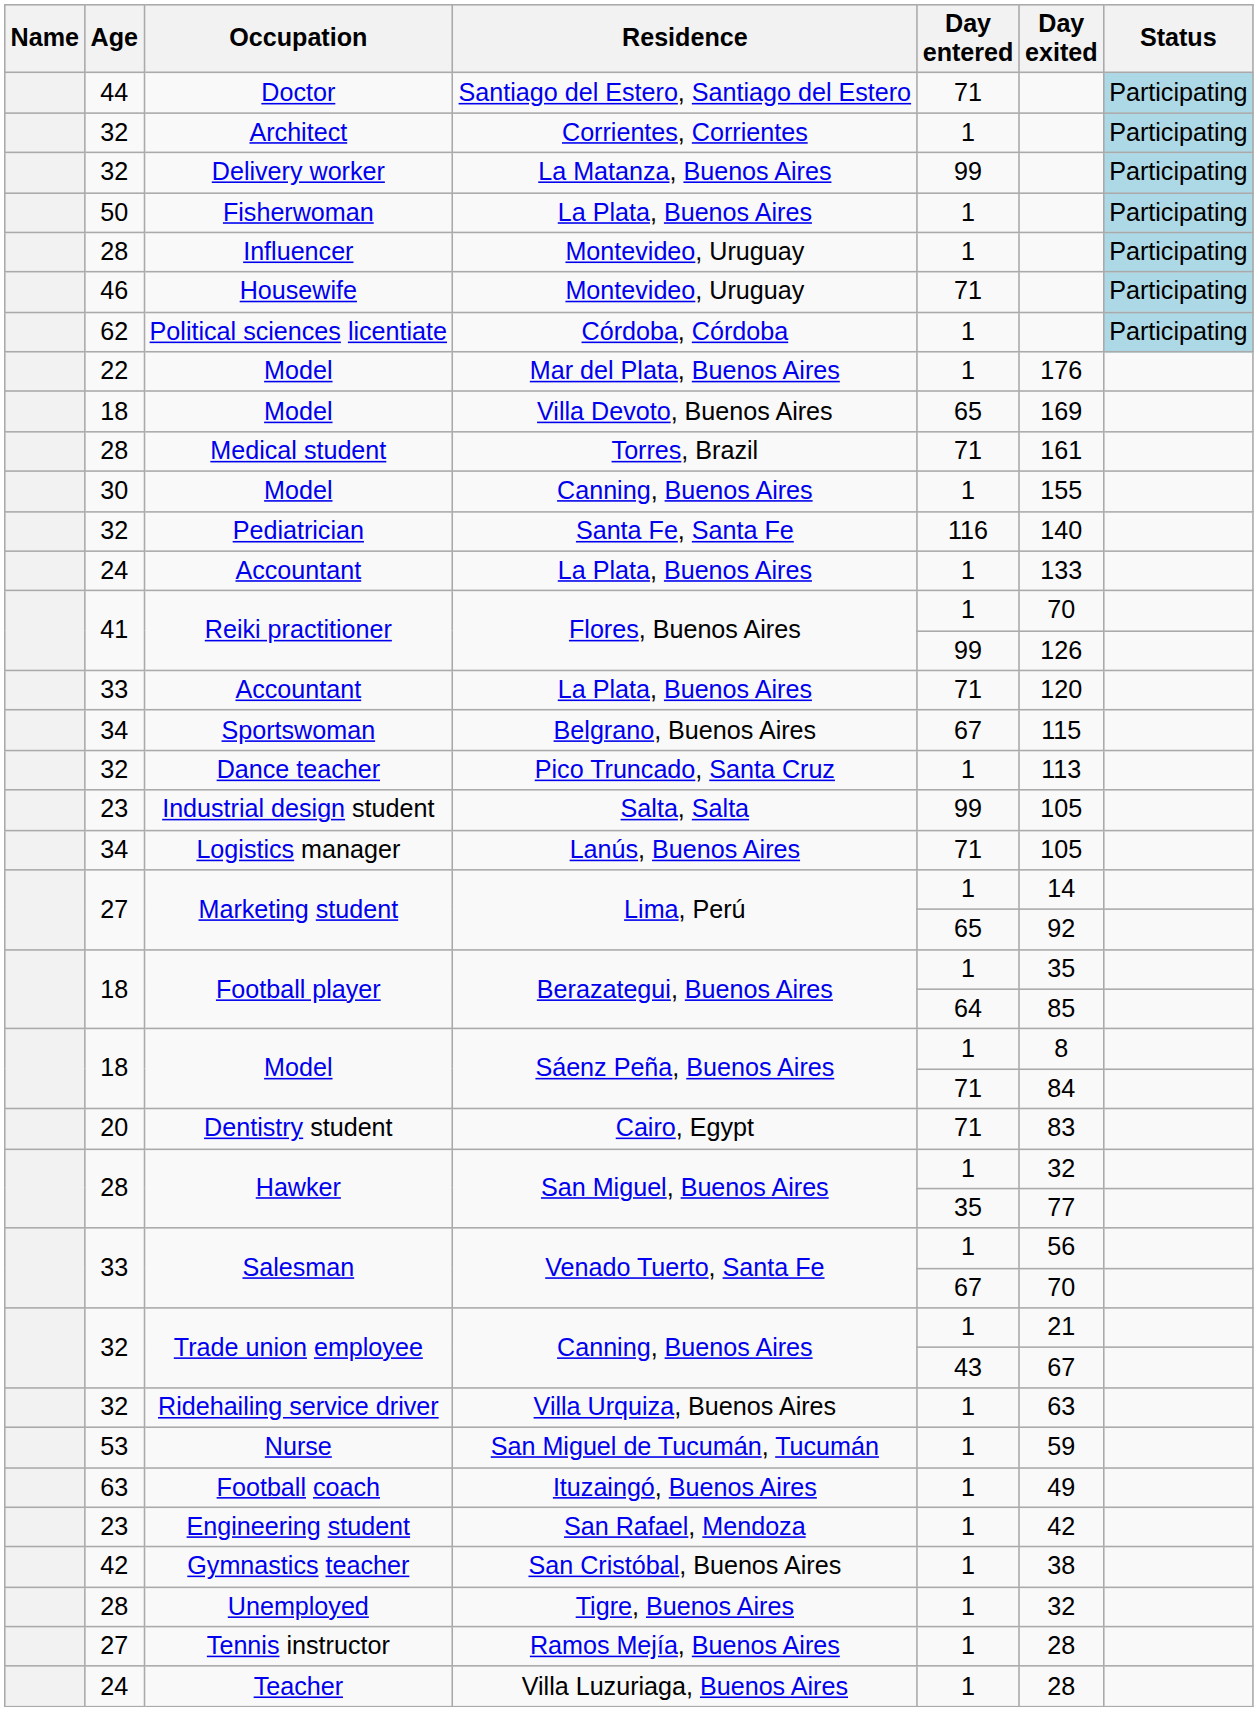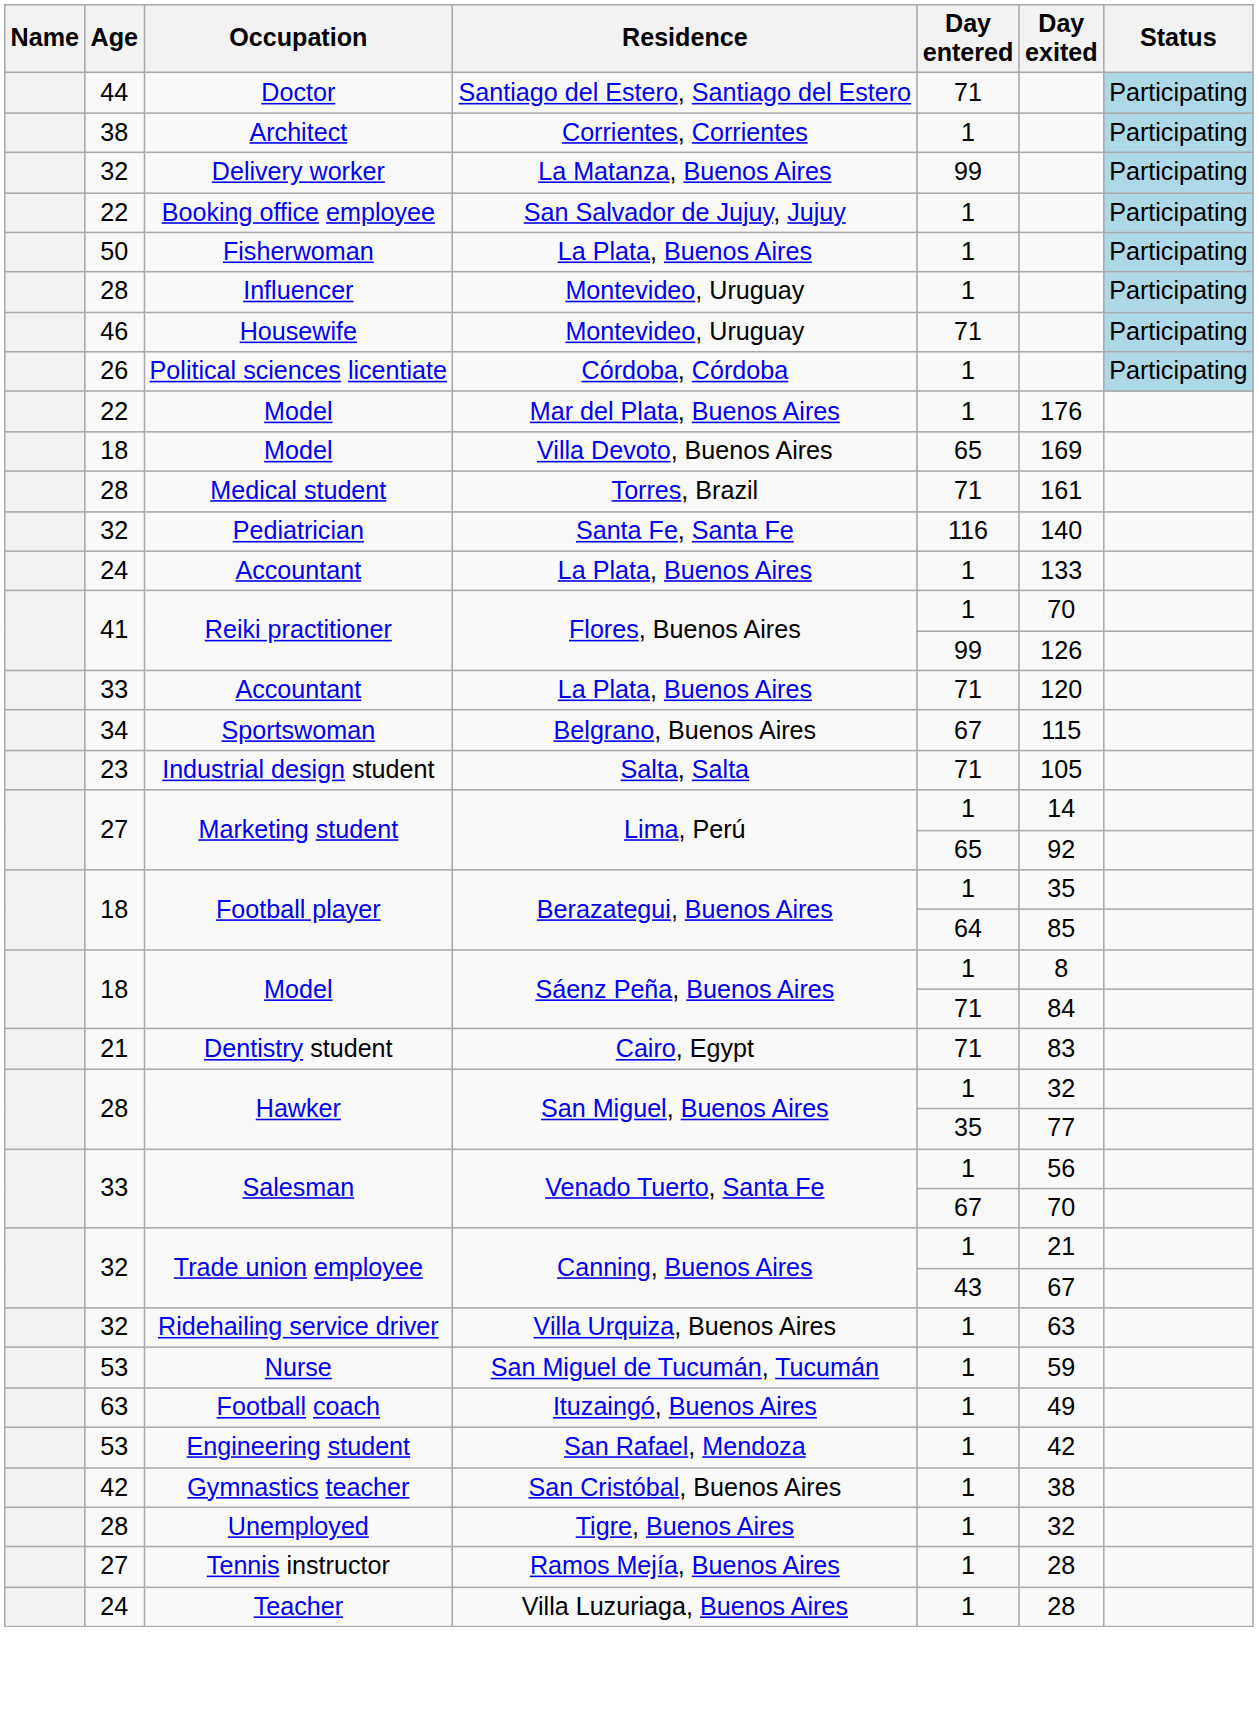(114, 132) 32 -> (114, 132) 38
+ row: (298, 212)
(114, 331) 62 -> (114, 371) 26
- row: (298, 490)
- row: (298, 769)
(968, 809) 99 -> (968, 769) 71
- row: (298, 849)
(114, 1128) 20 -> (114, 1048) 21
(114, 1526) 23 -> (114, 1447) 53
